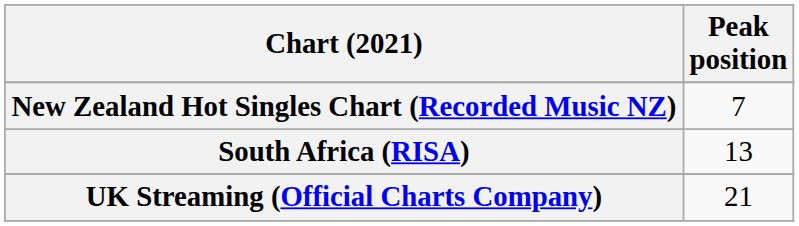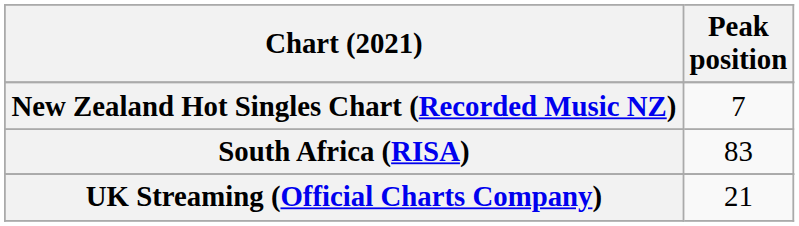(738, 151) 13 -> (738, 151) 83
